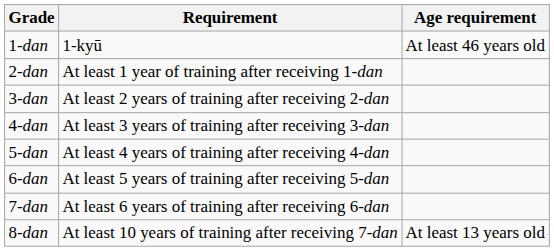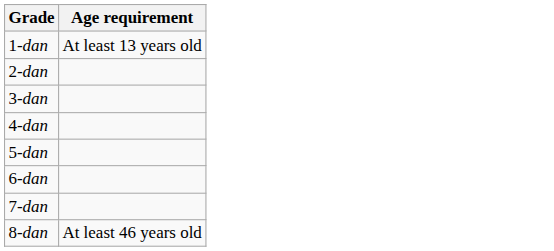- column: (230, 17)
(475, 44) At least 46 years old -> (132, 44) At least 13 years old
(475, 233) At least 13 years old -> (132, 233) At least 46 years old
